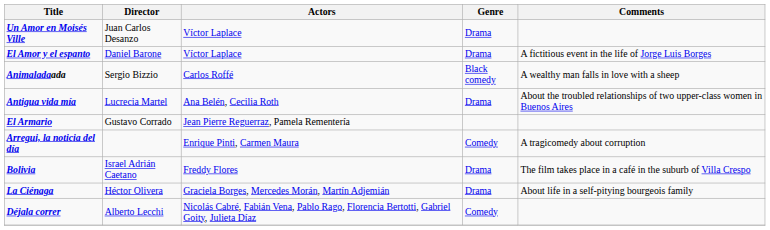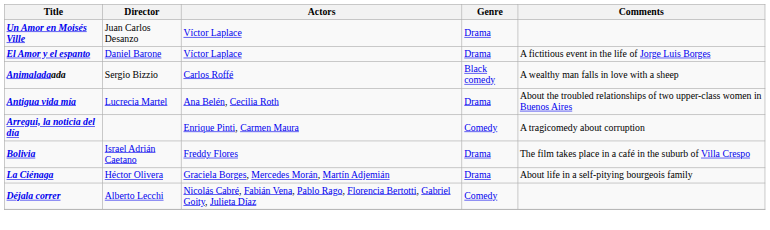- row: (29, 122)
